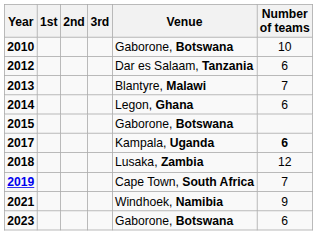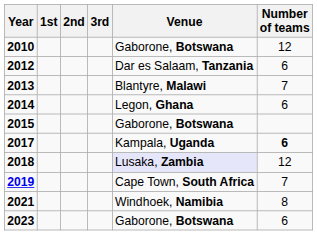(285, 47) 10 -> (285, 47) 12
(159, 163) no background -> (159, 163) lavender background
(285, 201) 9 -> (285, 201) 8
